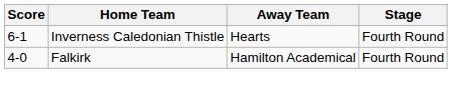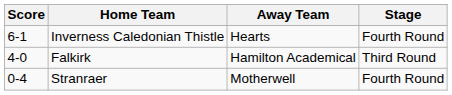(403, 57) Fourth Round -> (399, 57) Third Round
+ row: (79, 79)
